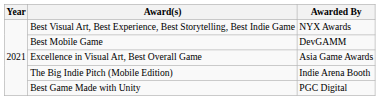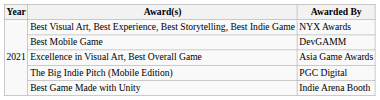(335, 73) Indie Arena Booth -> (323, 73) PGC Digital
(323, 88) PGC Digital -> (335, 88) Indie Arena Booth
